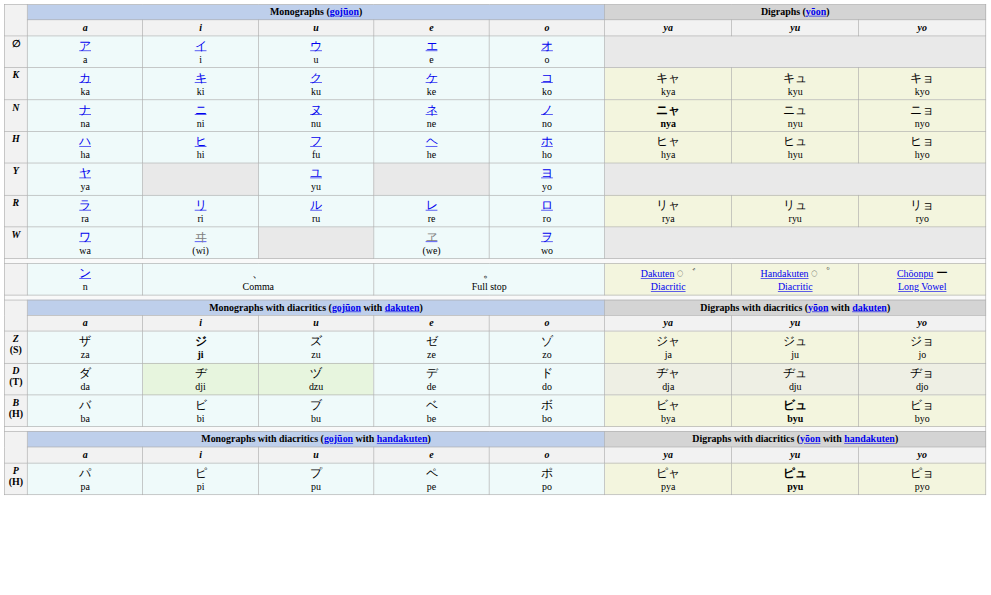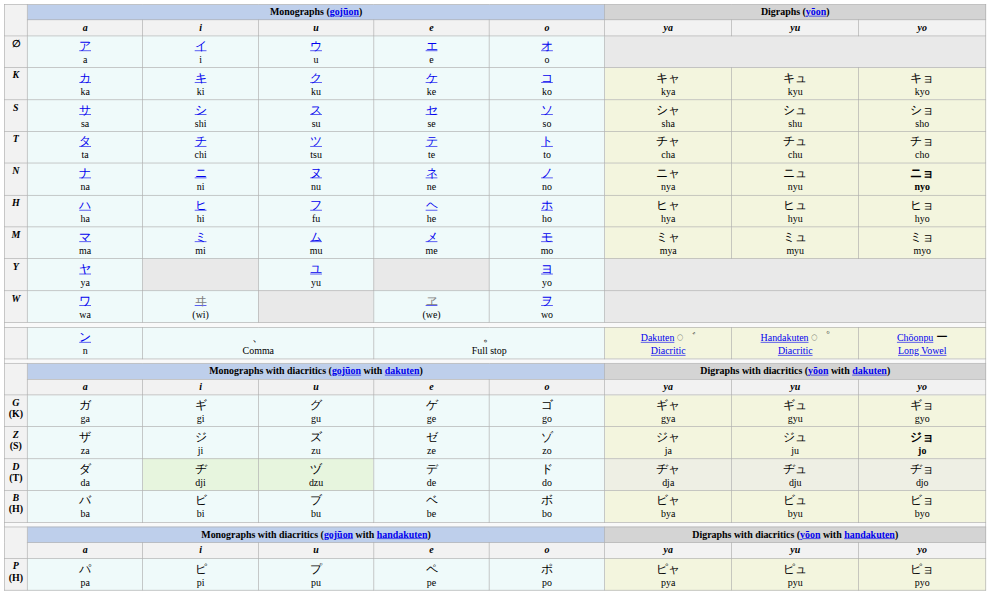+ row: (16, 107)
+ row: (16, 139)
(668, 116) bold -> (668, 179) normal
(922, 116) normal -> (922, 179) bold
+ row: (16, 234)
- row: (16, 203)
+ row: (16, 408)
(201, 347) bold -> (201, 443) normal
(922, 347) normal -> (922, 443) bold
(795, 411) bold -> (795, 507) normal
(795, 479) bold -> (795, 575) normal
